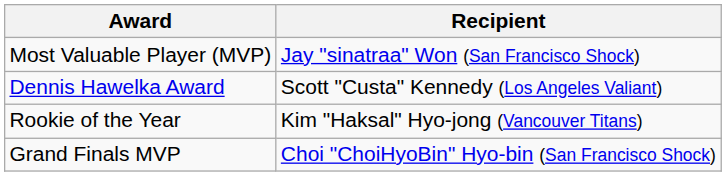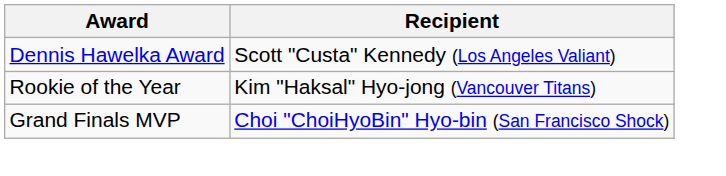- row: (140, 54)
